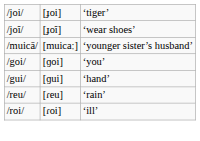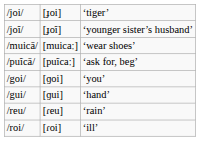(109, 29) ‘wear shoes’ -> (138, 29) ‘younger sister’s husband’
(138, 45) ‘younger sister’s husband’ -> (109, 45) ‘wear shoes’
+ row: (21, 62)
